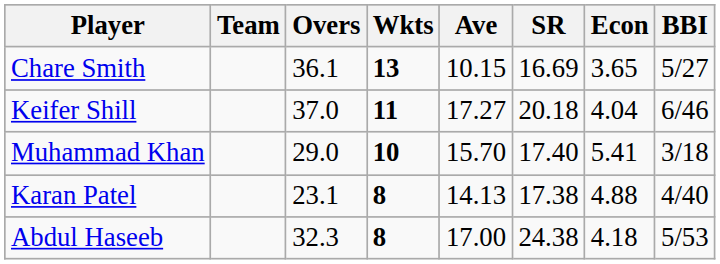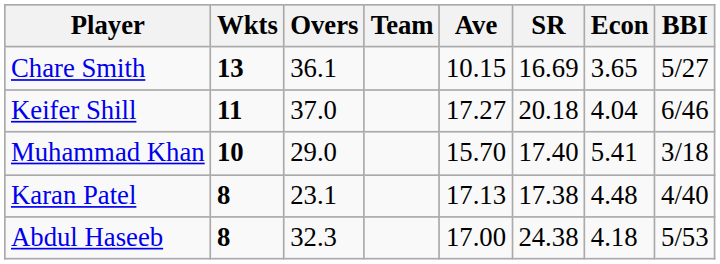columns swapped: (248, 25) <-> (403, 25)
(476, 195) 14.13 -> (476, 195) 17.13
(614, 195) 4.88 -> (614, 195) 4.48
